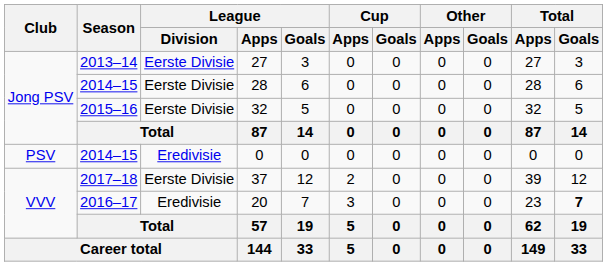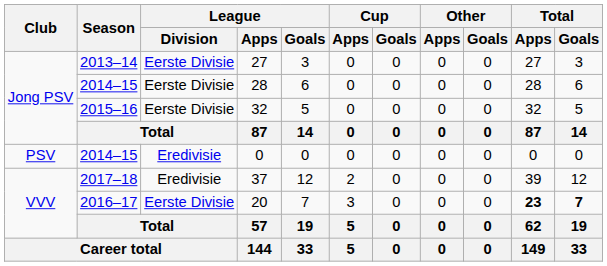(189, 179) Eerste Divisie -> (189, 179) Eredivisie
(189, 202) Eredivisie -> (189, 202) Eerste Divisie
(533, 202) normal -> (533, 202) bold
